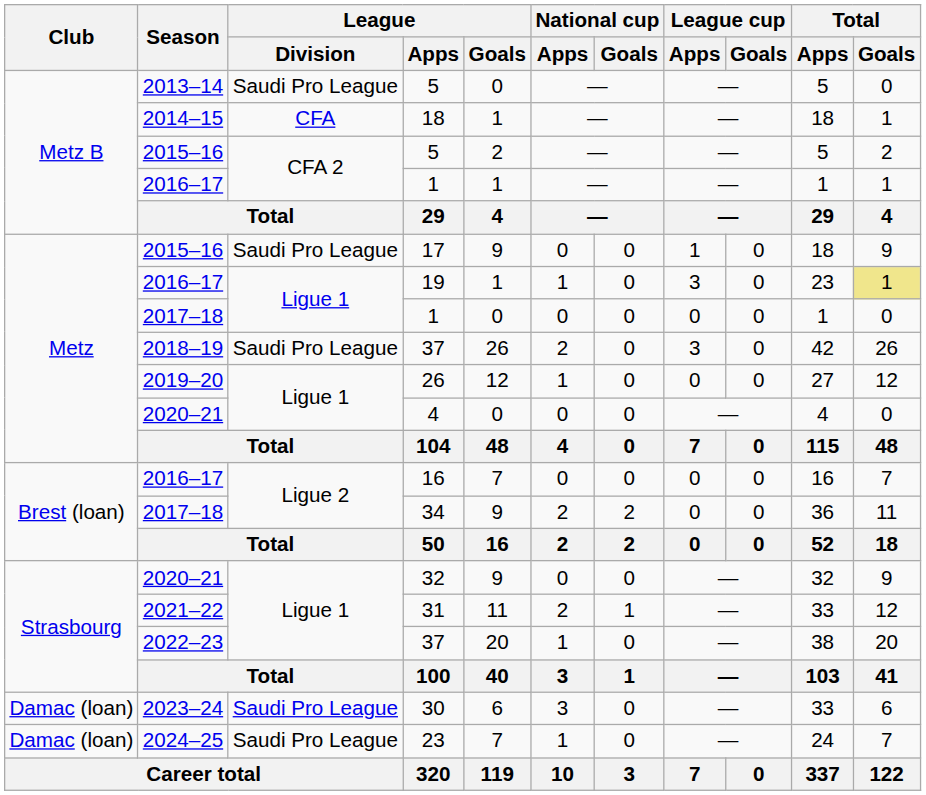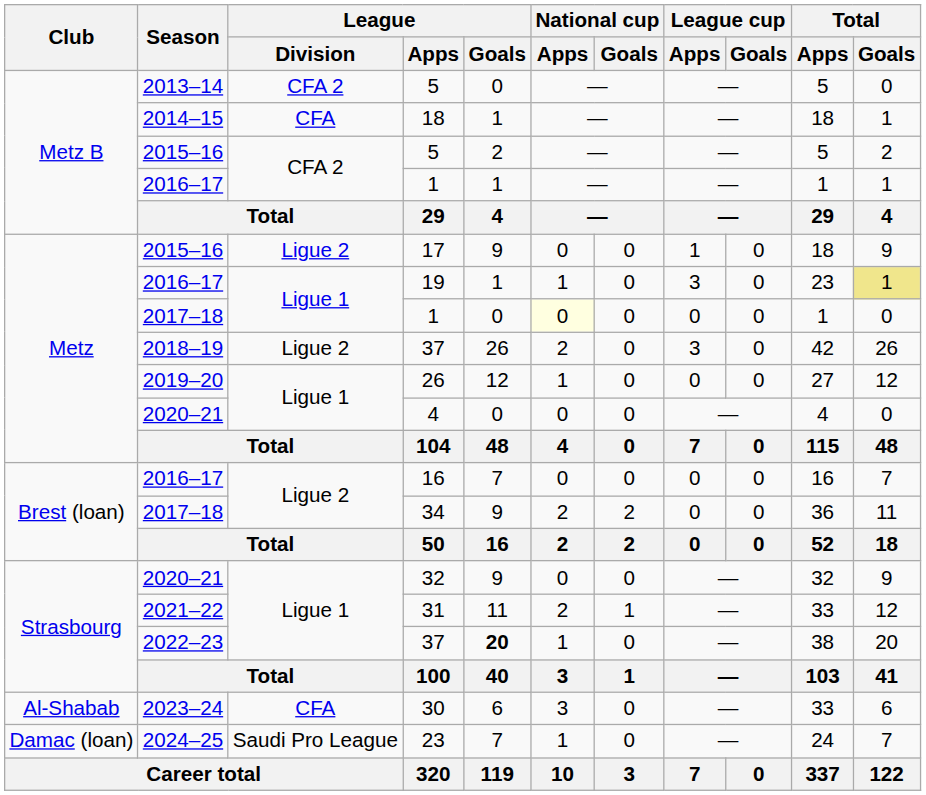(315, 86) Saudi Pro League -> (315, 86) CFA 2
(315, 250) Saudi Pro League -> (315, 250) Ligue 2
(563, 315) no background -> (563, 315) lightyellow background
(315, 348) Saudi Pro League -> (315, 348) Ligue 2
(497, 642) normal -> (497, 642) bold
(71, 708) Damac (loan) -> (71, 708) Al-Shabab
(315, 708) Saudi Pro League -> (315, 708) CFA
